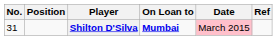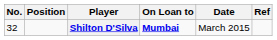(12, 27) 31 -> (12, 27) 32
(224, 27) pink background -> (224, 27) no background
